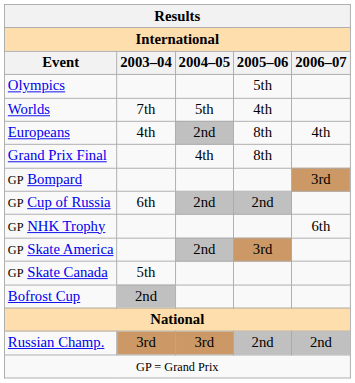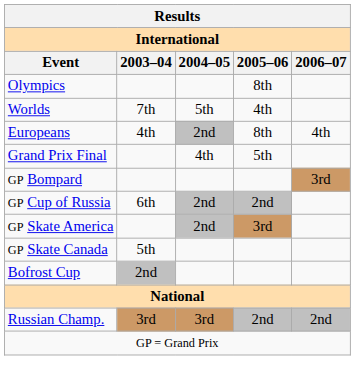(263, 86) 5th -> (263, 86) 8th
(263, 156) 8th -> (263, 156) 5th
- row: (57, 226)
